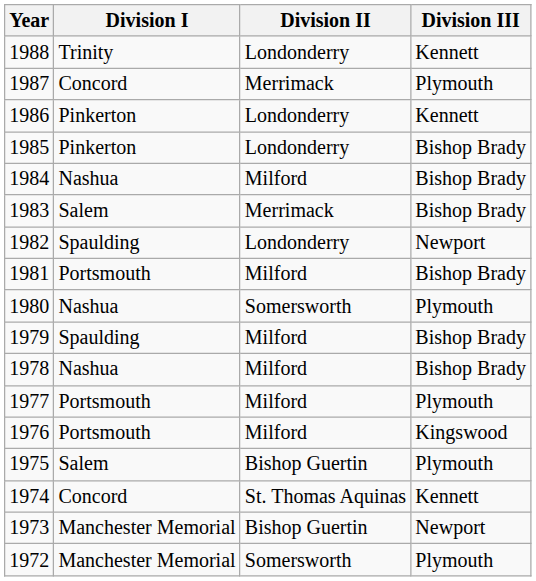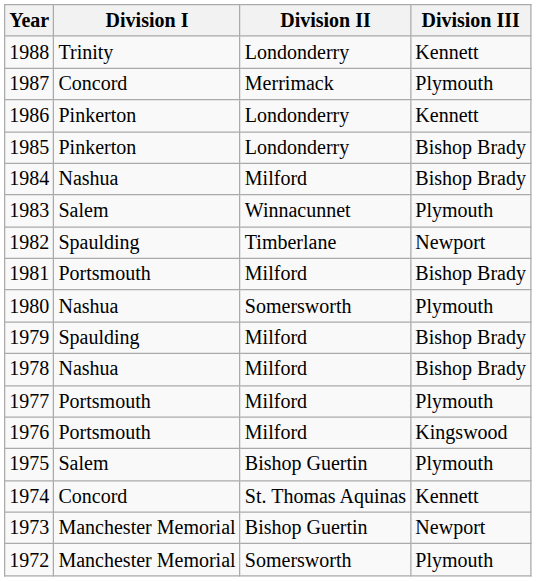(289, 210) Merrimack -> (298, 210) Winnacunnet
(471, 210) Bishop Brady -> (454, 210) Plymouth
(297, 242) Londonderry -> (291, 242) Timberlane
